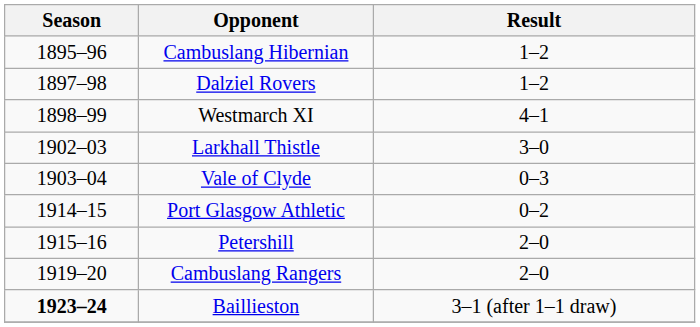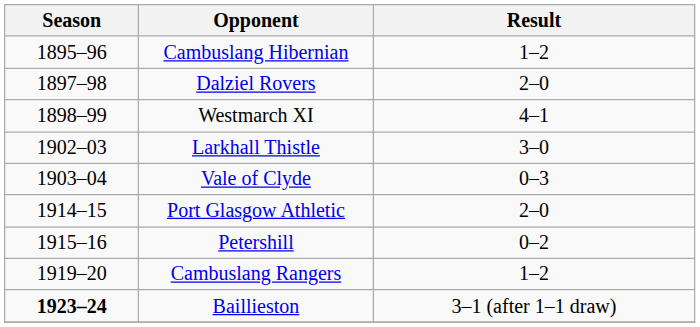(534, 83) 1–2 -> (534, 83) 2–0
(534, 210) 0–2 -> (534, 210) 2–0
(534, 242) 2–0 -> (534, 242) 0–2
(534, 274) 2–0 -> (534, 274) 1–2
